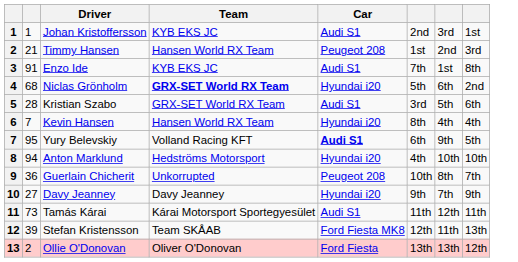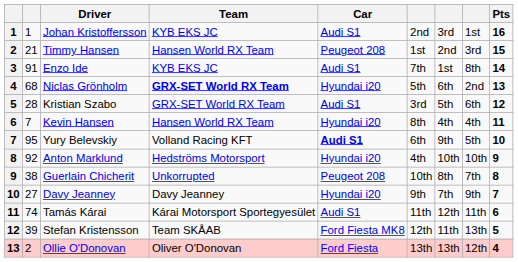+ column: (501, 14)
(31, 158) 94 -> (31, 158) 92
(31, 176) 36 -> (31, 176) 38
(31, 212) 73 -> (31, 212) 74
